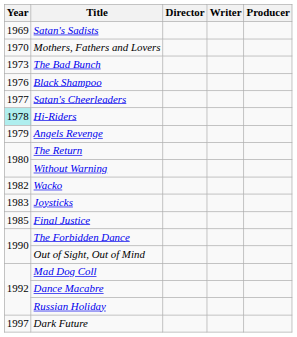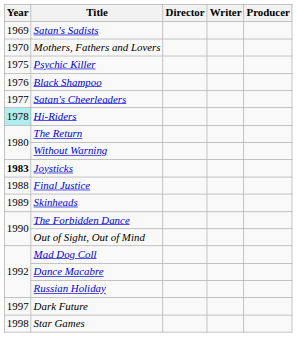- row: (67, 64)
+ row: (65, 64)
- row: (68, 133)
- row: (48, 185)
(18, 202) normal -> (18, 168) bold
(18, 220) 1985 -> (18, 185) 1988
+ row: (56, 202)
+ row: (59, 323)
